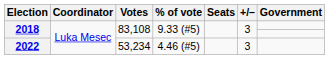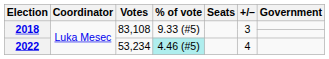(179, 46) no background -> (179, 46) paleturquoise background
(248, 46) 3 -> (248, 46) 4
